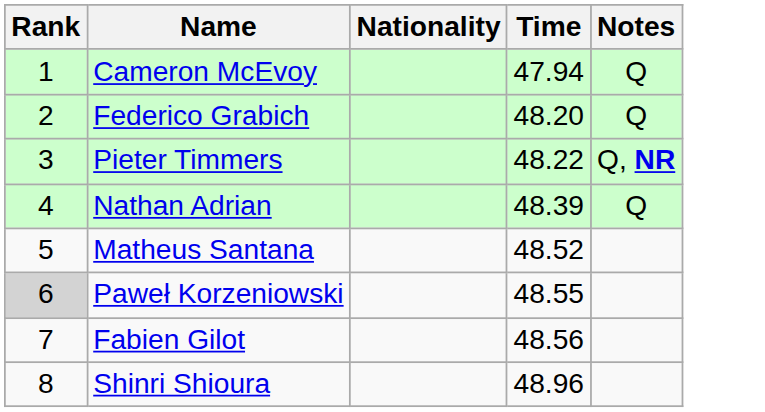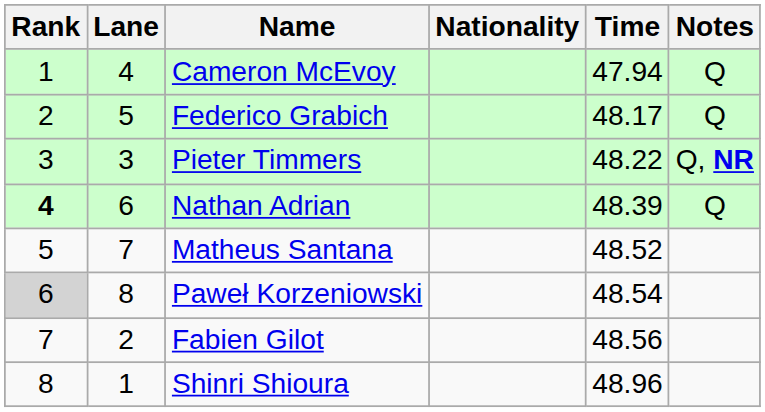+ column: (126, 26)
(549, 116) 48.20 -> (627, 116) 48.17
(46, 205) normal -> (46, 205) bold
(549, 294) 48.55 -> (627, 294) 48.54
